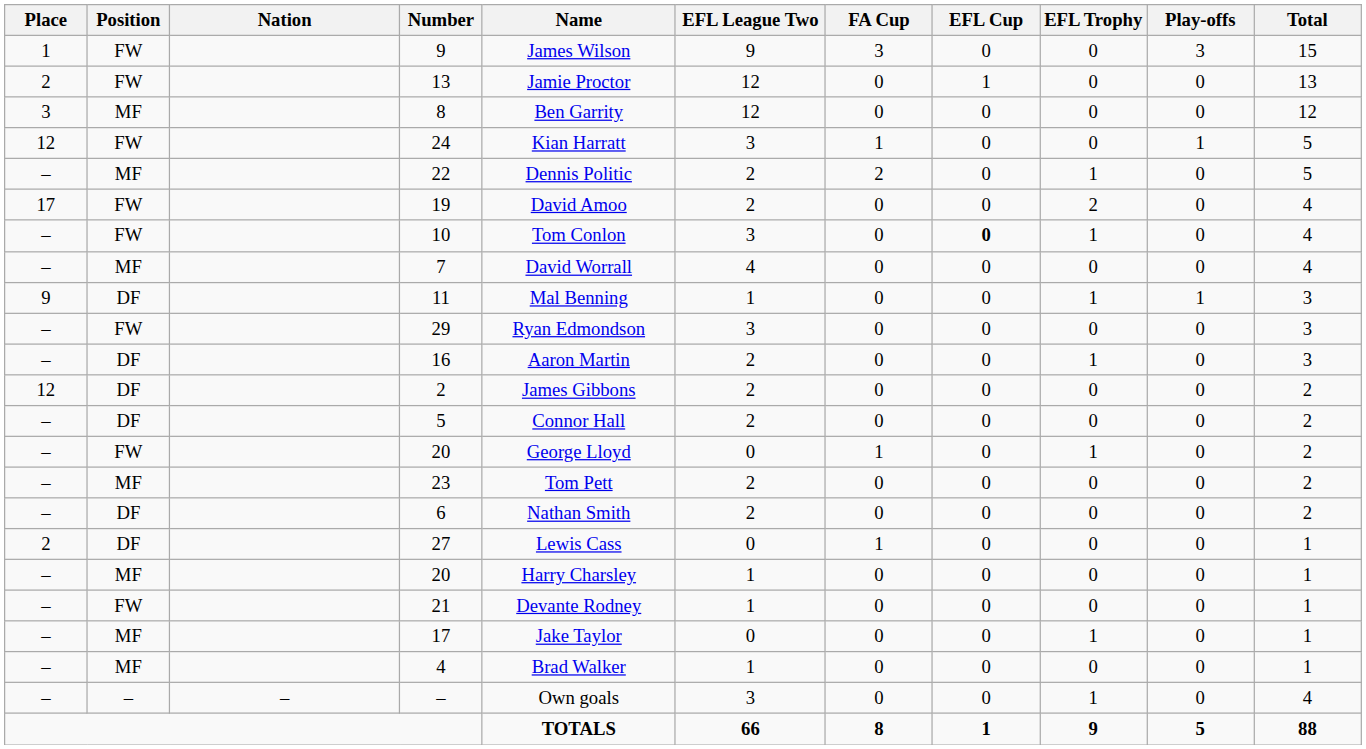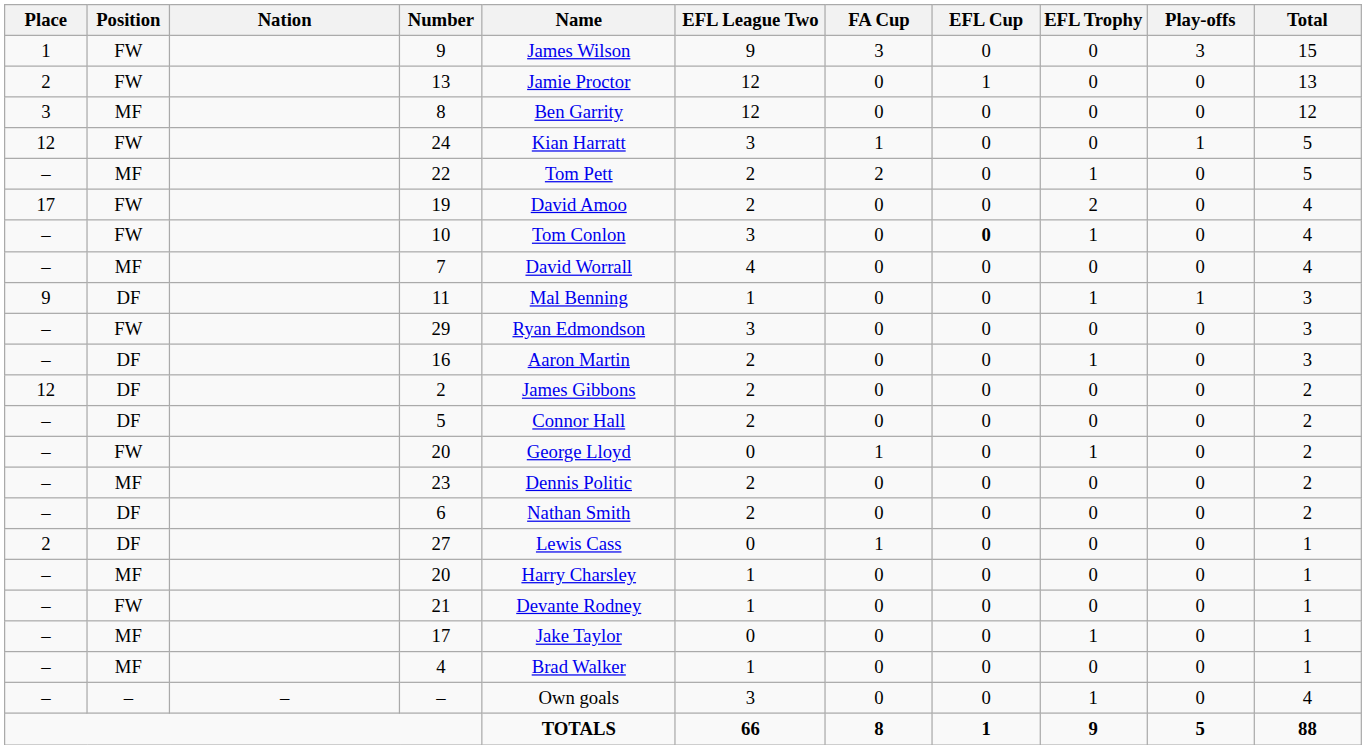(579, 174) Dennis Politic -> (579, 174) Tom Pett
(579, 482) Tom Pett -> (579, 482) Dennis Politic
